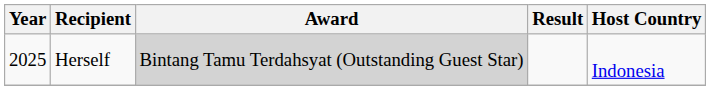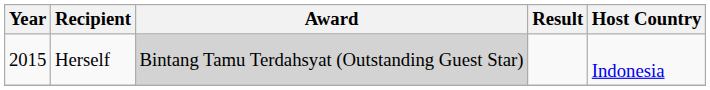(28, 59) 2025 -> (28, 59) 2015
